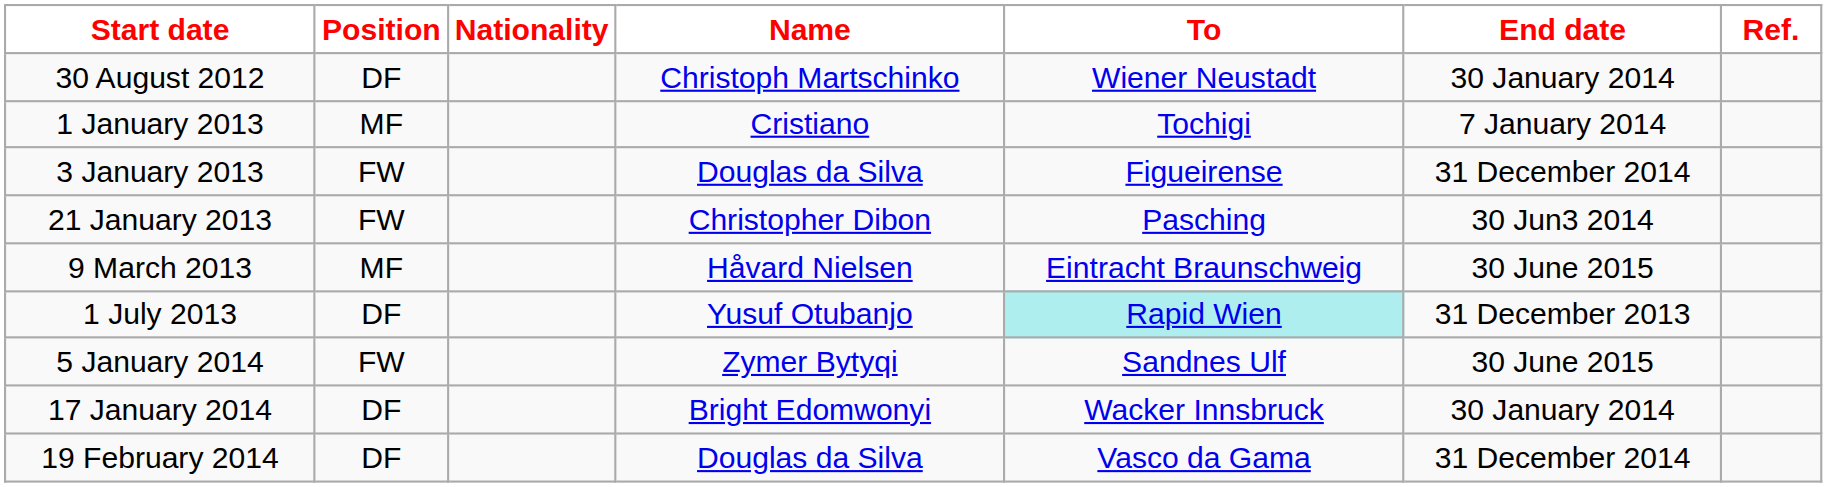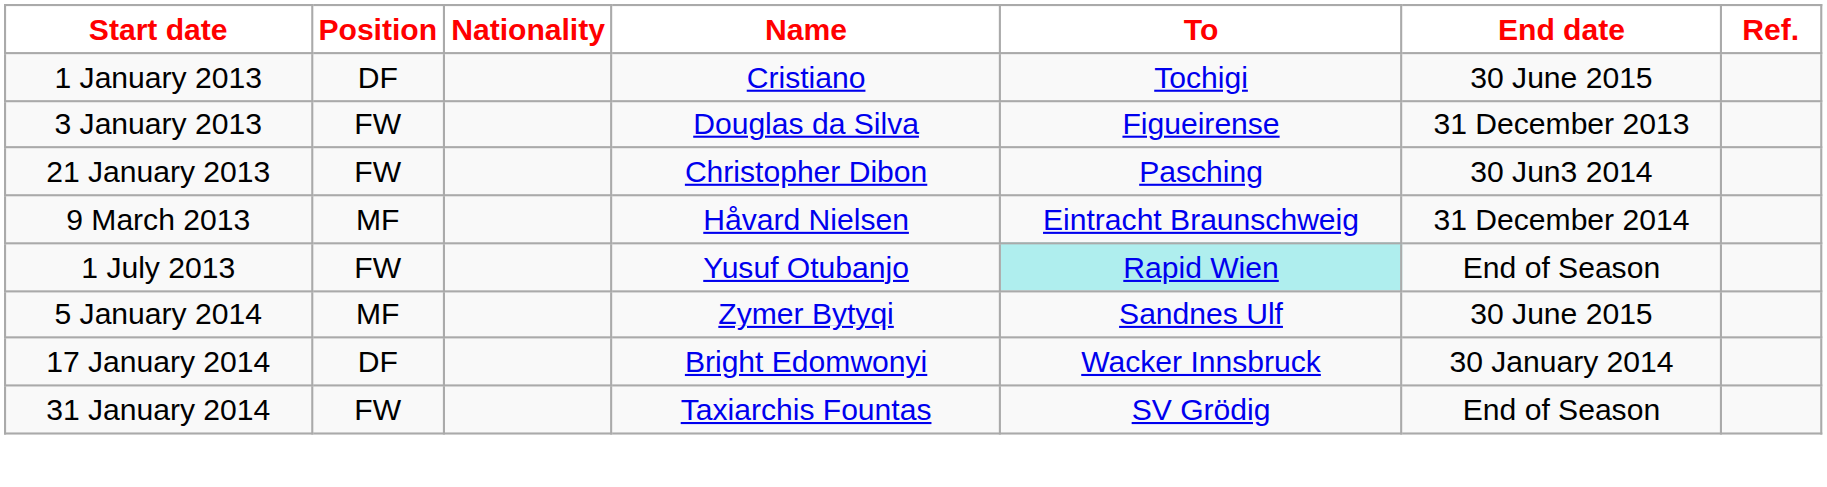- row: (160, 77)
(381, 124) MF -> (378, 77) DF
(1563, 124) 7 January 2014 -> (1561, 77) 30 June 2015
(1563, 172) 31 December 2014 -> (1561, 124) 31 December 2013
(1563, 267) 30 June 2015 -> (1561, 219) 31 December 2014
(381, 314) DF -> (378, 267) FW
(1563, 314) 31 December 2013 -> (1561, 267) End of Season
(381, 362) FW -> (378, 314) MF
+ row: (158, 410)
- row: (160, 457)
